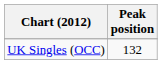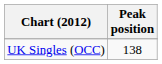(132, 49) 132 -> (132, 49) 138
